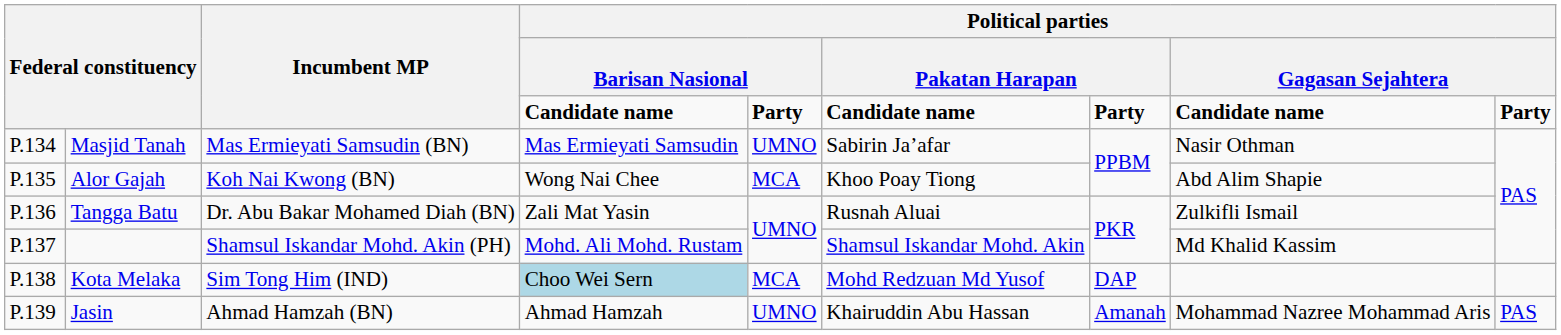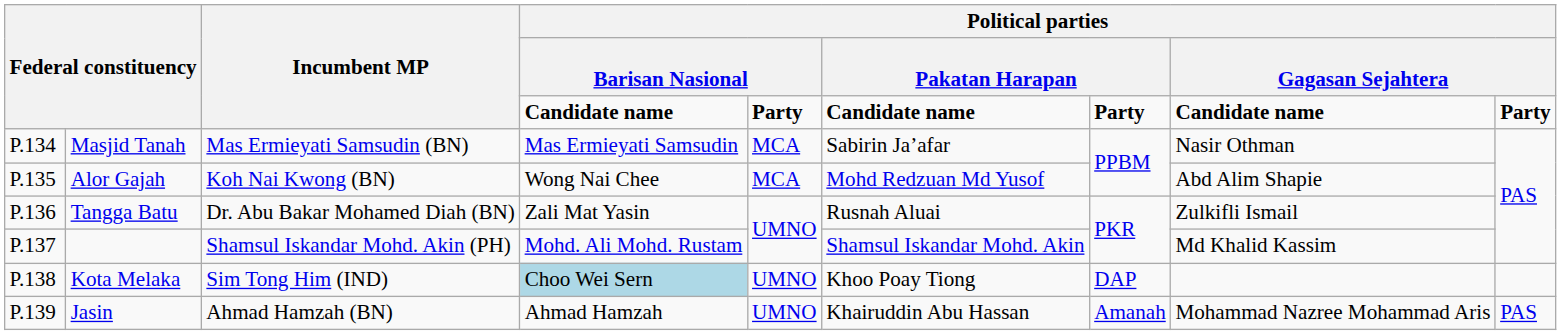(784, 145) UMNO -> (776, 145) MCA
(901, 178) Khoo Poay Tiong -> (935, 178) Mohd Redzuan Md Yusof
(776, 279) MCA -> (784, 279) UMNO
(935, 279) Mohd Redzuan Md Yusof -> (901, 279) Khoo Poay Tiong
